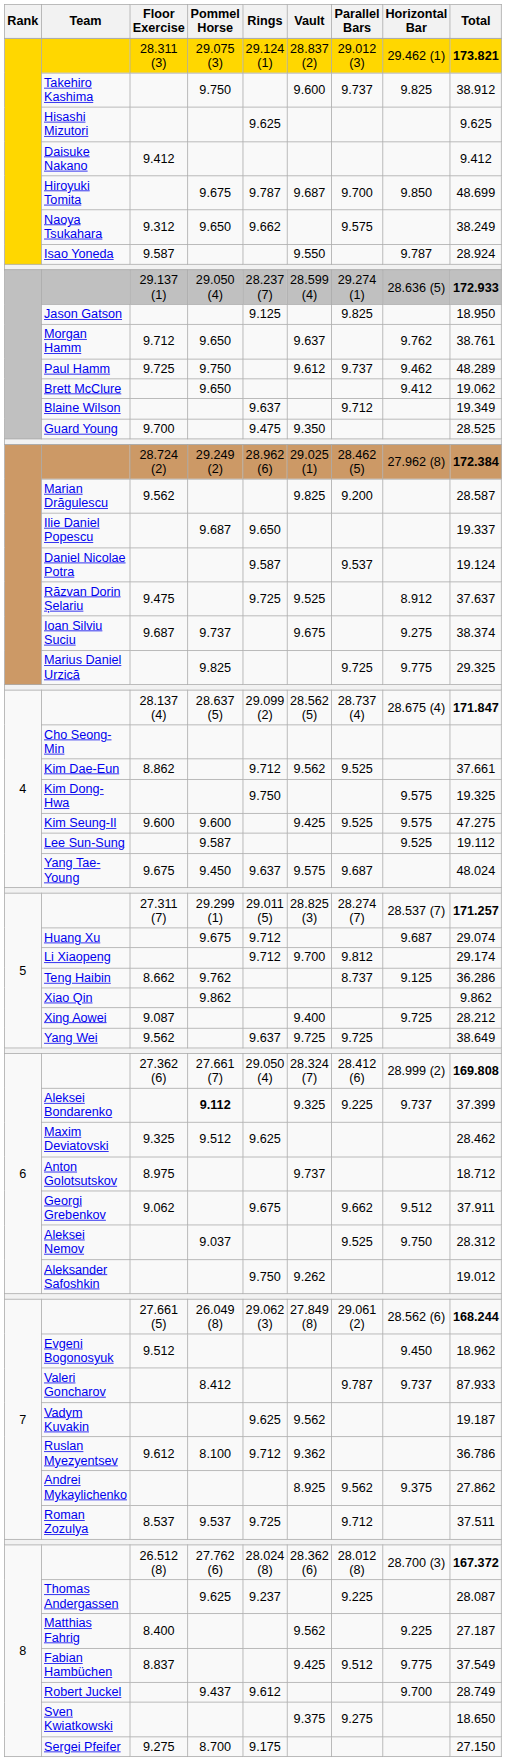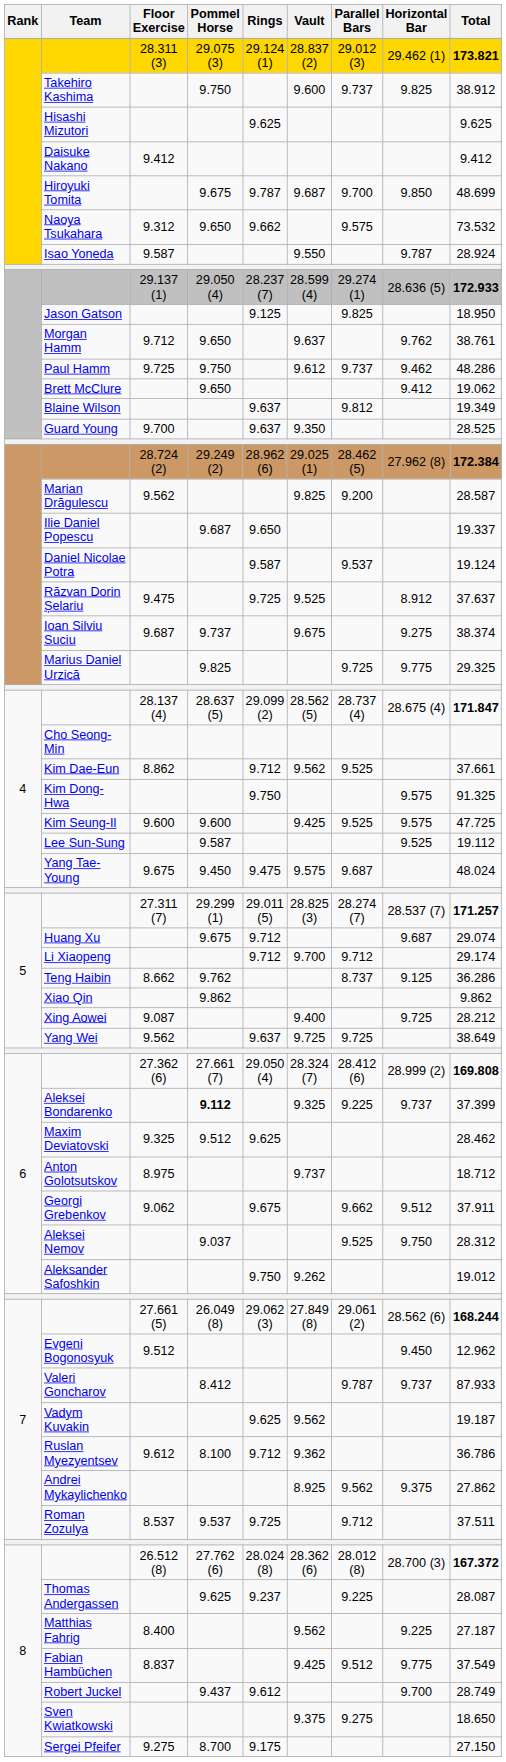(476, 227) 38.249 -> (476, 227) 73.532
(476, 368) 48.289 -> (476, 368) 48.286
(357, 408) 9.712 -> (357, 408) 9.812
(265, 428) 9.475 -> (265, 428) 9.637
(476, 796) 19.325 -> (476, 796) 91.325
(476, 823) 47.275 -> (476, 823) 47.725
(265, 870) 9.637 -> (265, 870) 9.475
(357, 957) 9.812 -> (357, 957) 9.712
(476, 1351) 18.962 -> (476, 1351) 12.962
